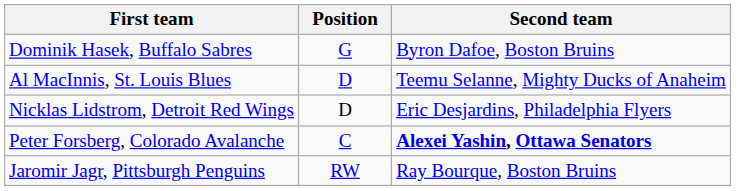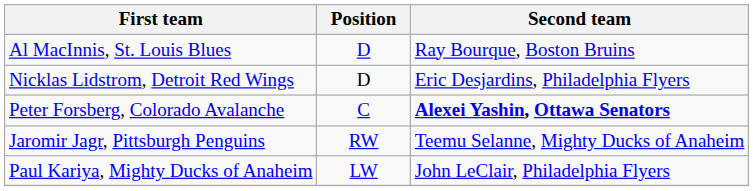- row: (130, 49)
(561, 79) Teemu Selanne, Mighty Ducks of Anaheim -> (525, 49) Ray Bourque, Boston Bruins
(506, 170) Ray Bourque, Boston Bruins -> (580, 140) Teemu Selanne, Mighty Ducks of Anaheim
+ row: (161, 170)
